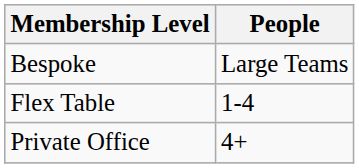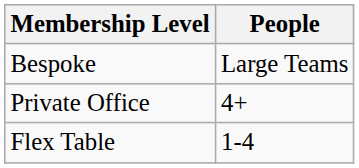rows swapped: (80, 142) <-> (63, 102)
